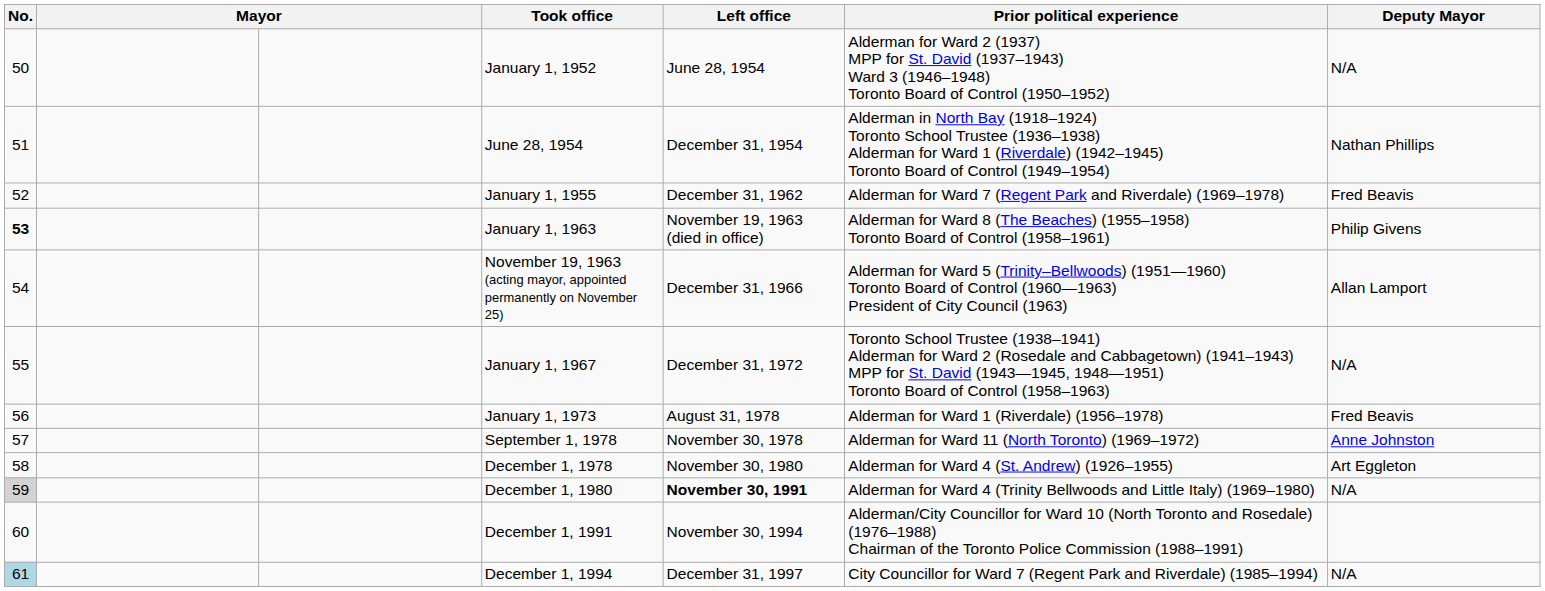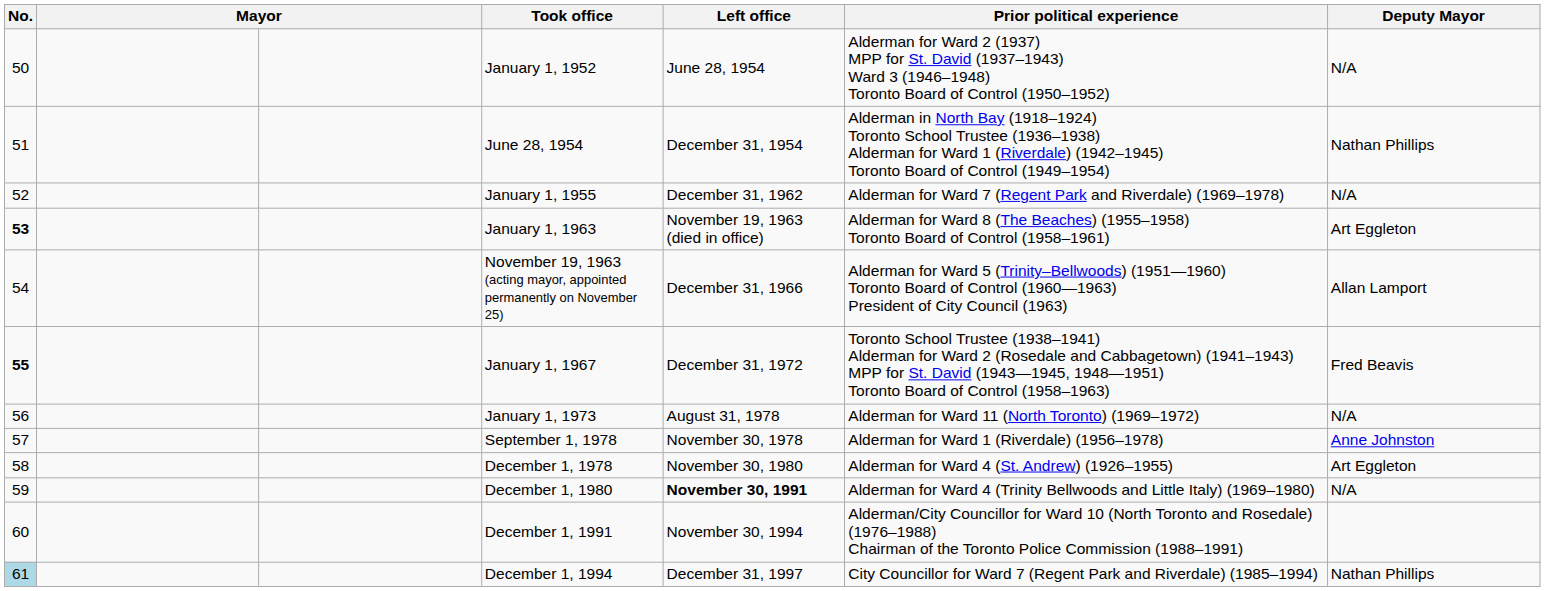(1372, 195) Fred Beavis -> (1344, 195) N/A
(1376, 228) Philip Givens -> (1373, 228) Art Eggleton
(21, 365) normal -> (21, 365) bold
(1344, 365) N/A -> (1372, 365) Fred Beavis
(1006, 416) Alderman for Ward 1 (Riverdale) (1956–1978) -> (1024, 416) Alderman for Ward 11 (North Toronto) (1969–1972)
(1372, 416) Fred Beavis -> (1344, 416) N/A
(1024, 440) Alderman for Ward 11 (North Toronto) (1969–1972) -> (1006, 440) Alderman for Ward 1 (Riverdale) (1956–1978)
(21, 489) lightgrey background -> (21, 489) no background
(1344, 574) N/A -> (1383, 574) Nathan Phillips
